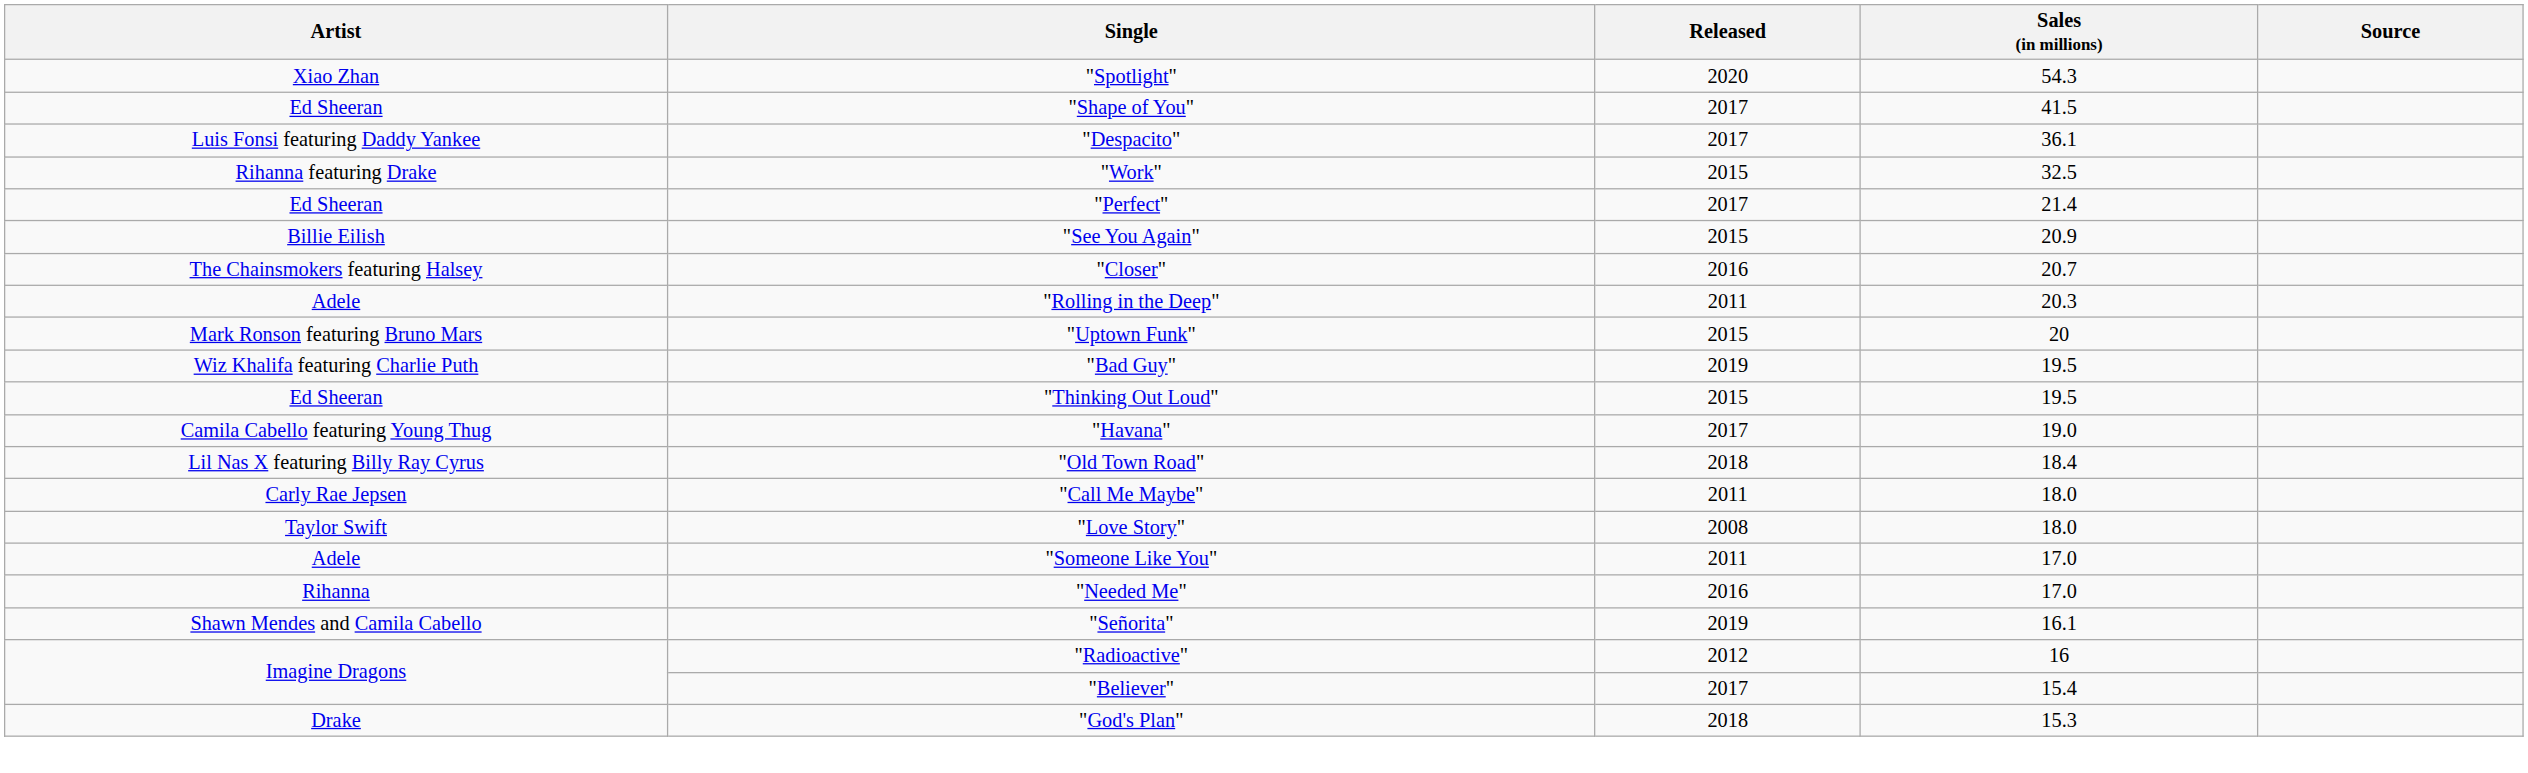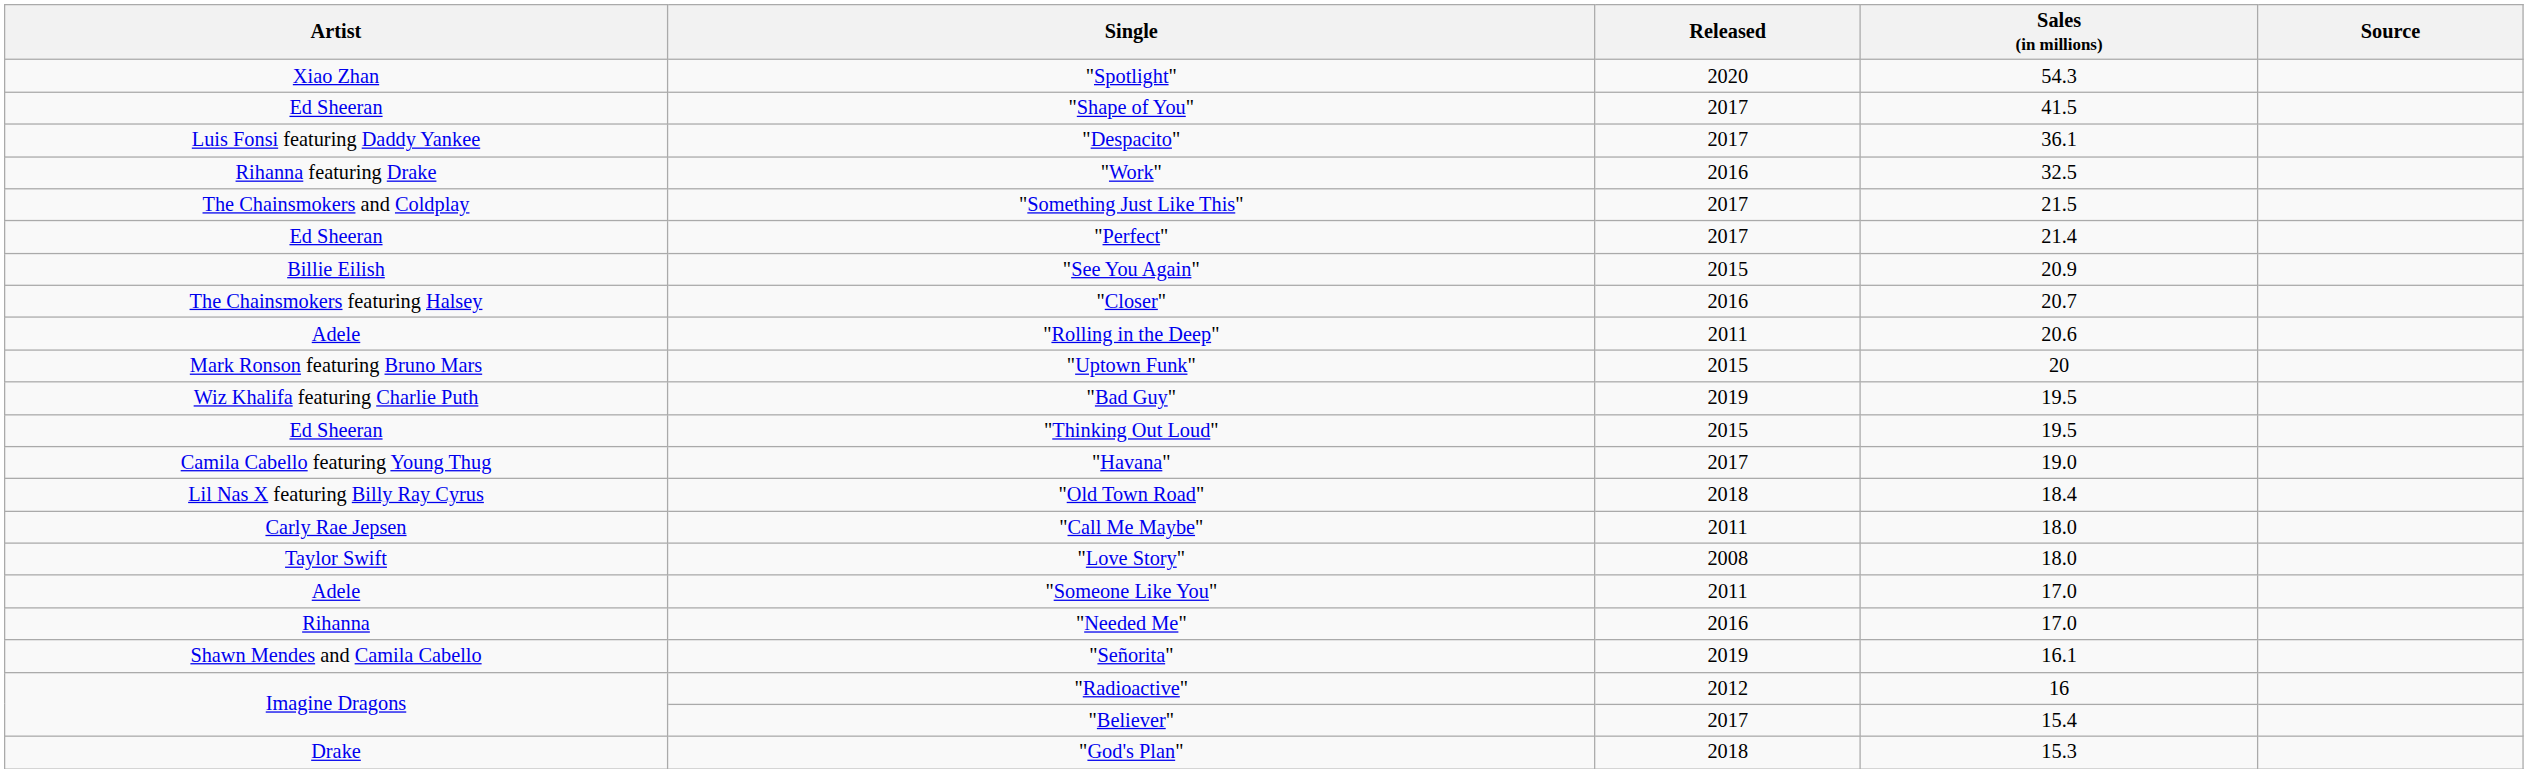(1728, 172) 2015 -> (1728, 172) 2016
+ row: (1131, 204)
(2059, 301) 20.3 -> (2059, 333) 20.6
